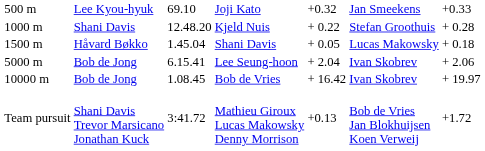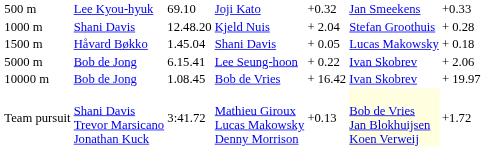(324, 26) + 0.22 -> (324, 26) + 2.04
(324, 61) + 2.04 -> (324, 61) + 0.22
(390, 124) no background -> (390, 124) lightyellow background
